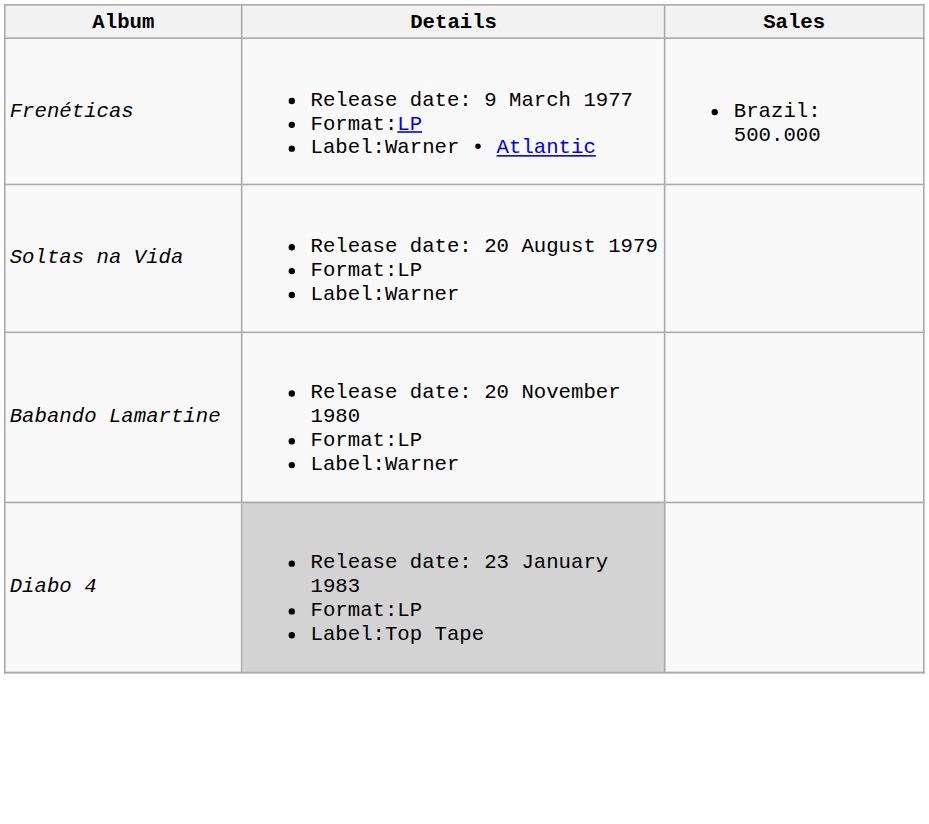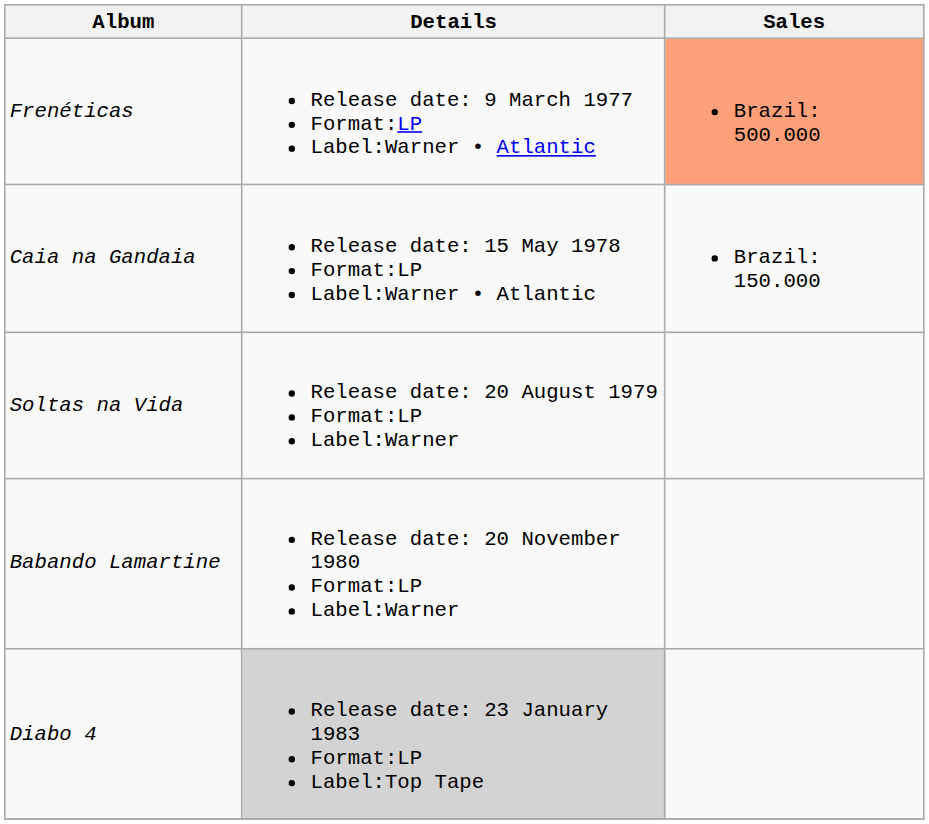(794, 124) no background -> (794, 124) lightsalmon background
+ row: (103, 258)
